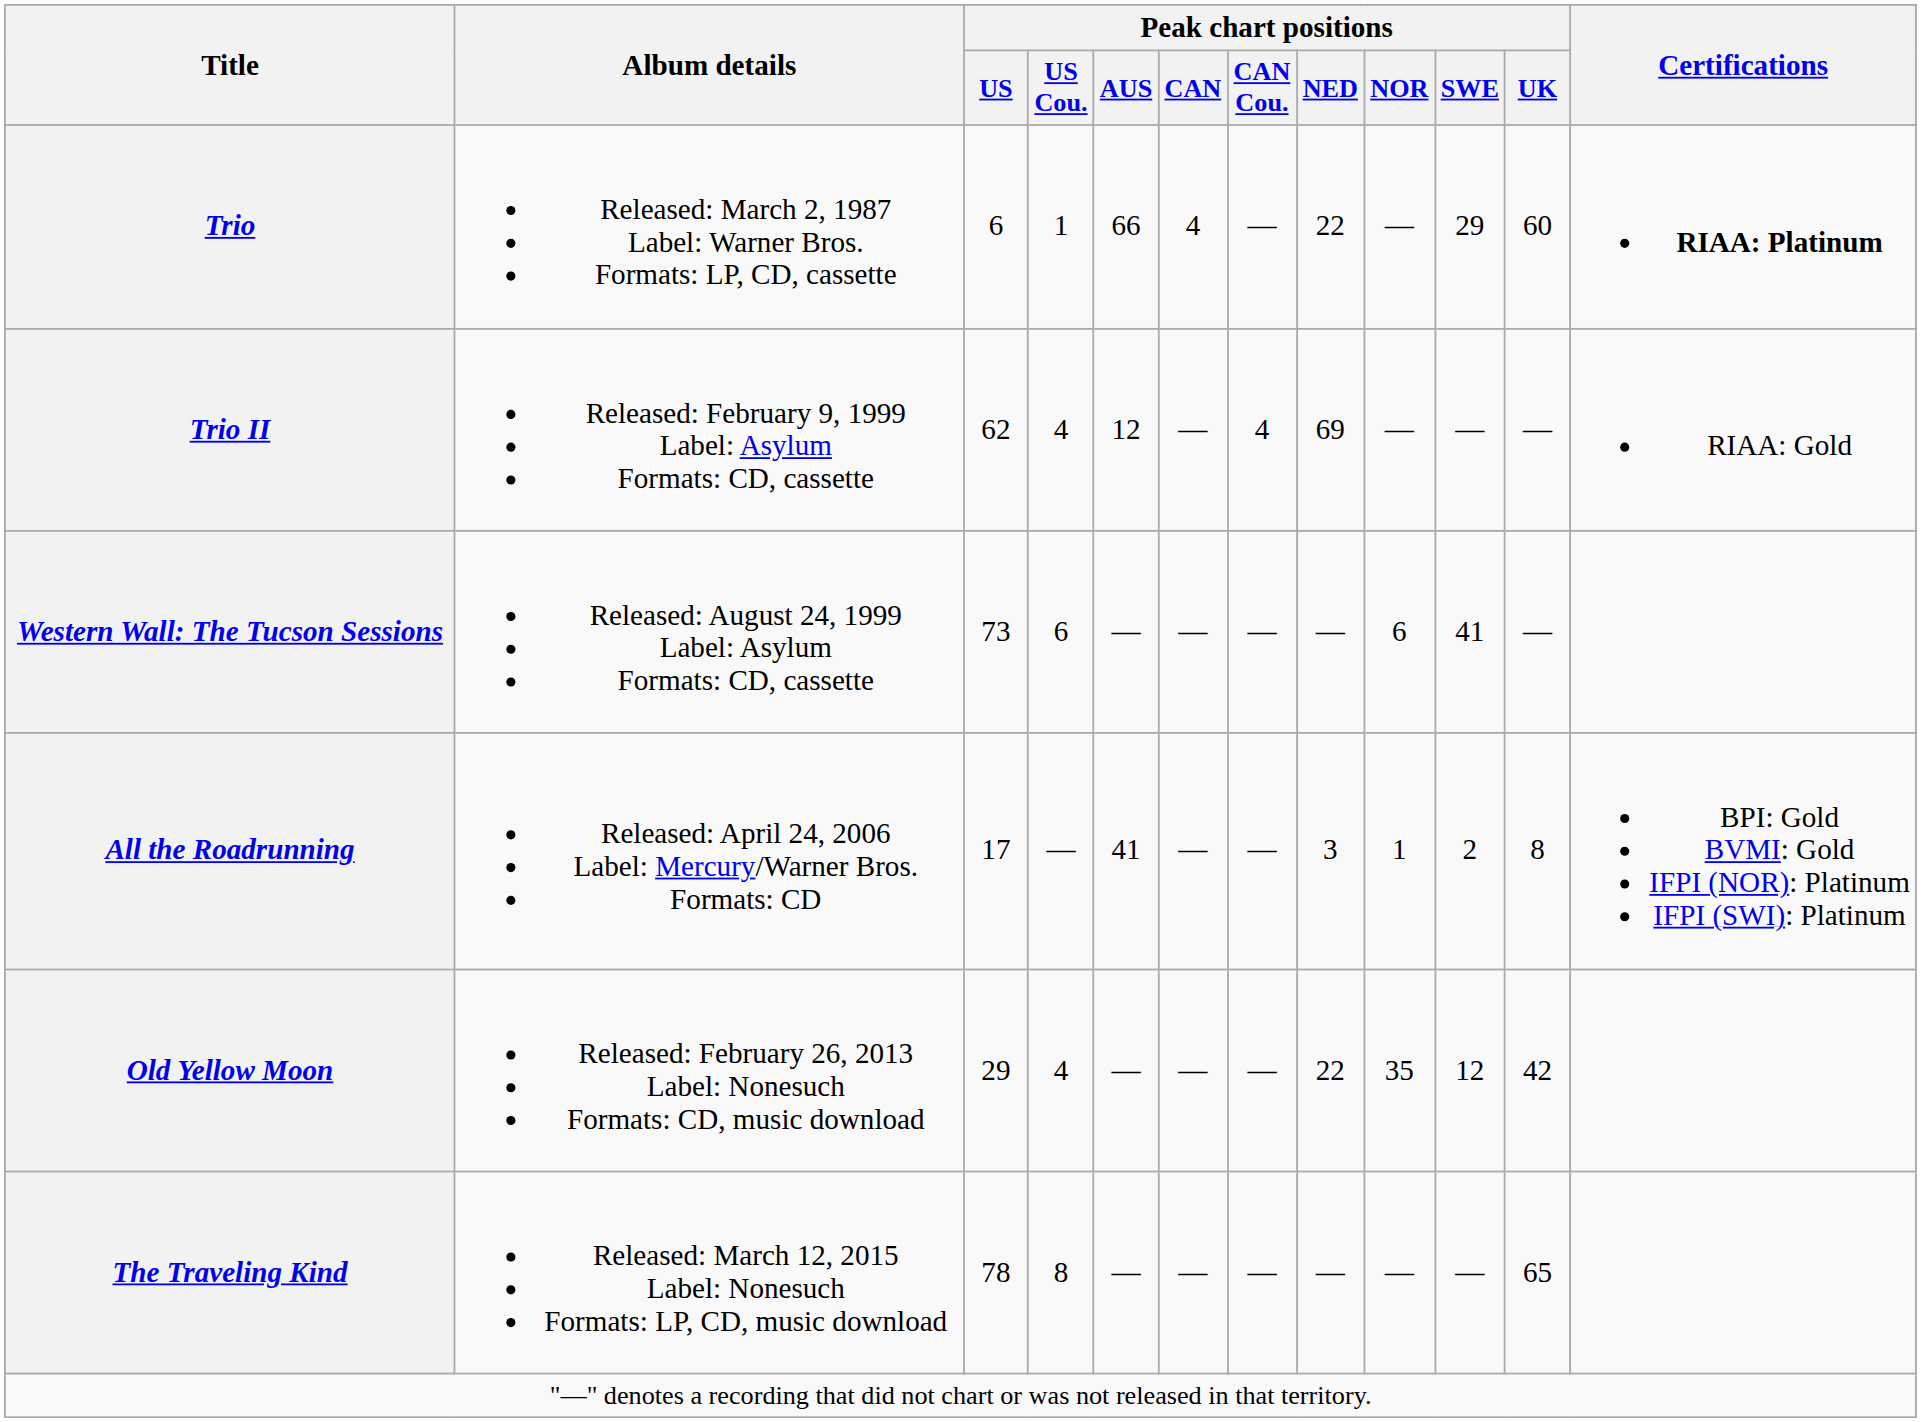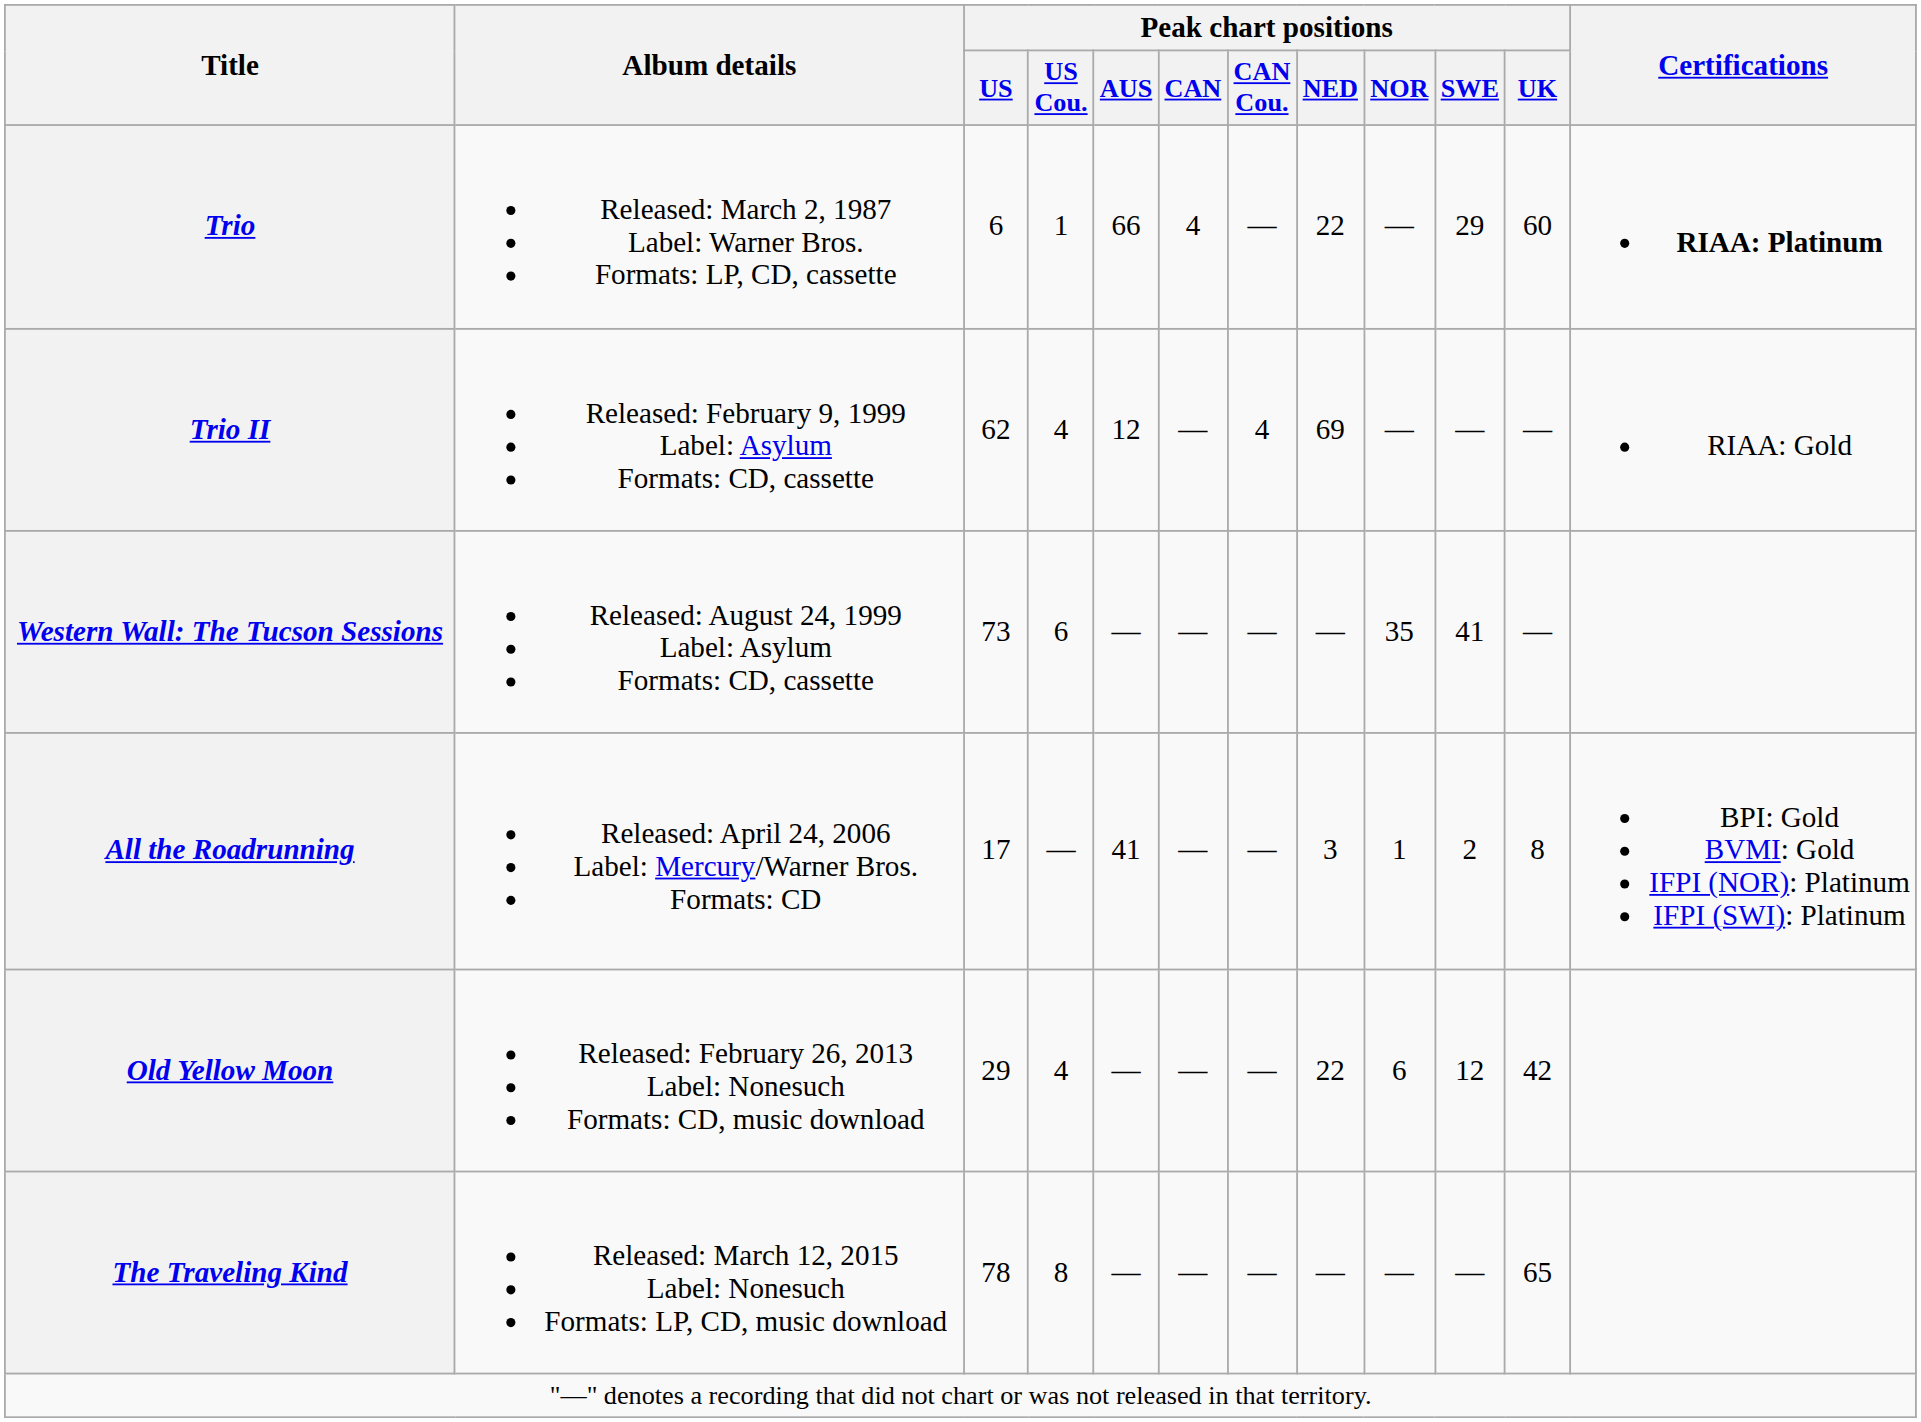(1399, 631) 6 -> (1399, 631) 35
(1399, 1069) 35 -> (1399, 1069) 6
